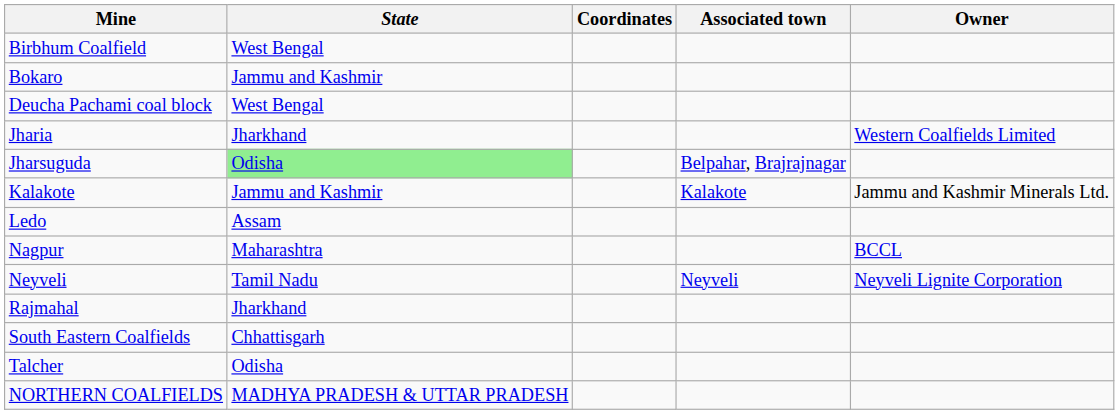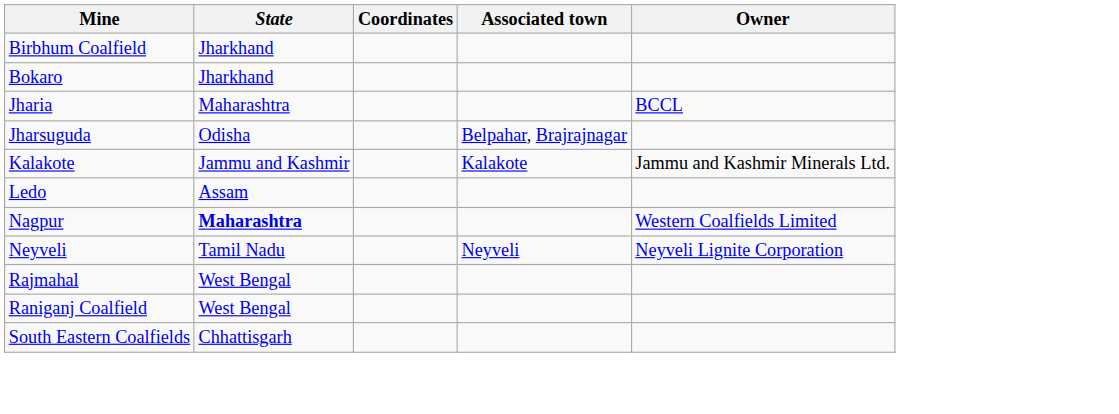(278, 47) West Bengal -> (236, 47) Jharkhand
(307, 76) Jammu and Kashmir -> (236, 76) Jharkhand
- row: (110, 105)
(269, 134) Jharkhand -> (244, 105) Maharashtra
(955, 134) Western Coalfields Limited -> (659, 105) BCCL
(257, 163) lightgreen background -> (224, 134) no background
(277, 250) normal -> (250, 221) bold
(878, 250) BCCL -> (736, 221) Western Coalfields Limited
(269, 308) Jharkhand -> (245, 279) West Bengal
+ row: (78, 308)
- row: (36, 366)
- row: (116, 395)
